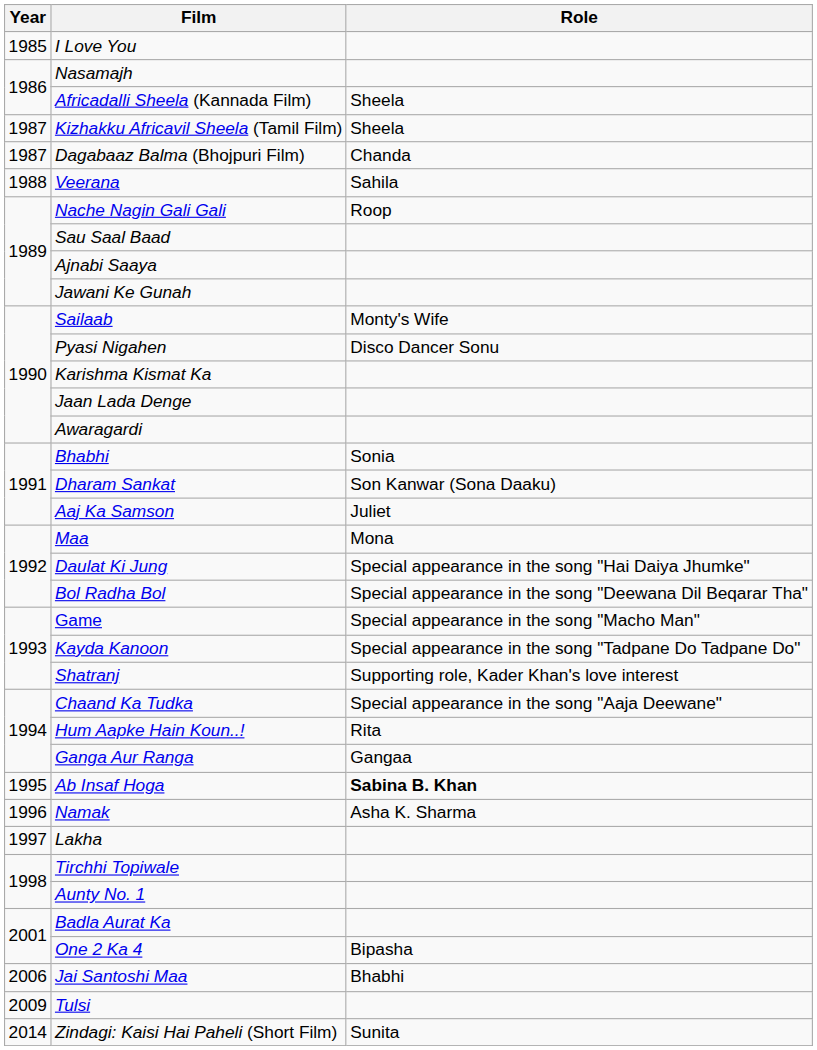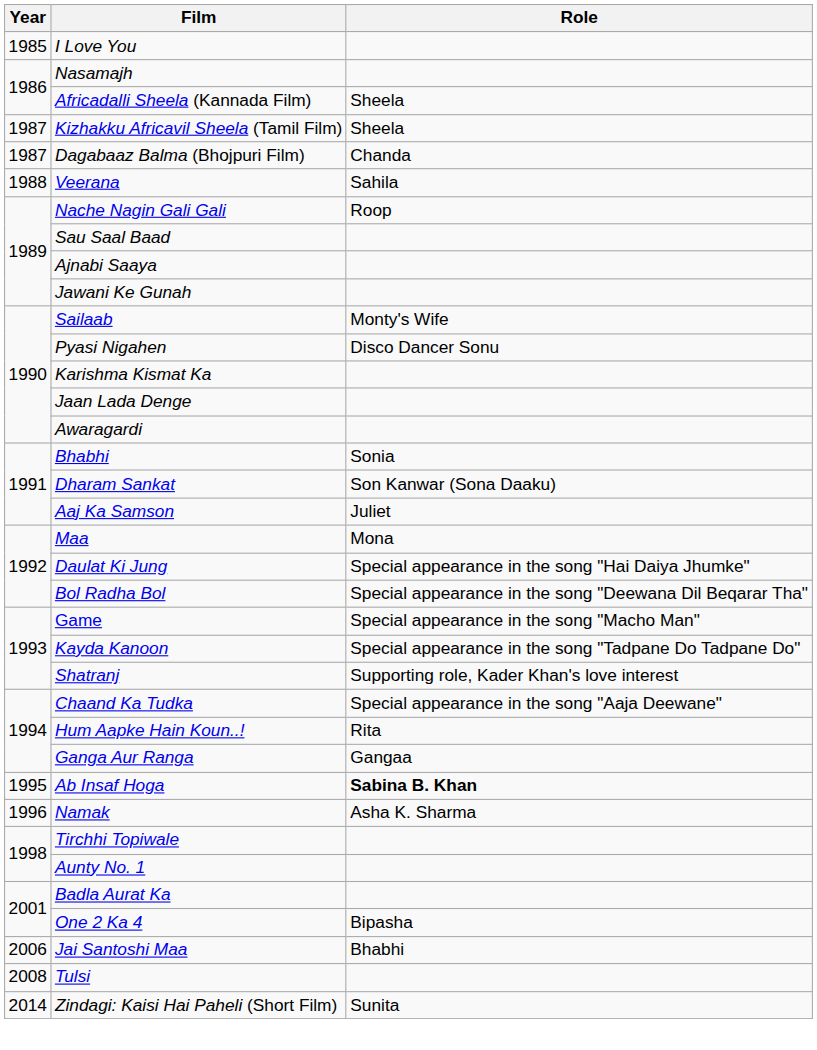- row: (78, 840)
(28, 1004) 2009 -> (28, 977) 2008
